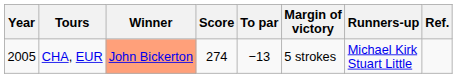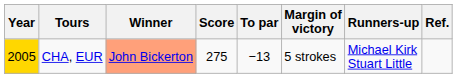(22, 56) no background -> (22, 56) gold background
(217, 56) 274 -> (217, 56) 275
